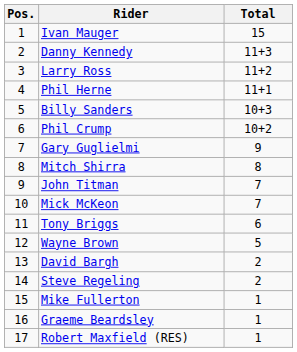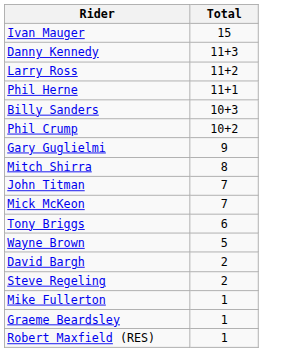- column: (21, 14)
